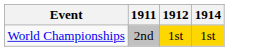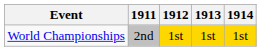+ column: (208, 14)
